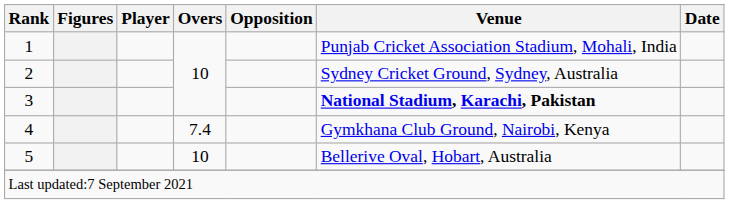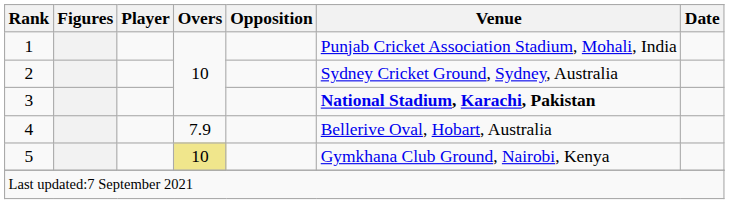(200, 128) 7.4 -> (200, 128) 7.9
(465, 128) Gymkhana Club Ground, Nairobi, Kenya -> (436, 128) Bellerive Oval, Hobart, Australia
(200, 156) no background -> (200, 156) khaki background
(436, 156) Bellerive Oval, Hobart, Australia -> (465, 156) Gymkhana Club Ground, Nairobi, Kenya
